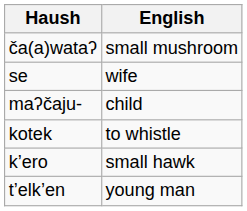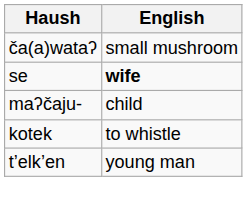(122, 76) normal -> (123, 76) bold
- row: (28, 162)
